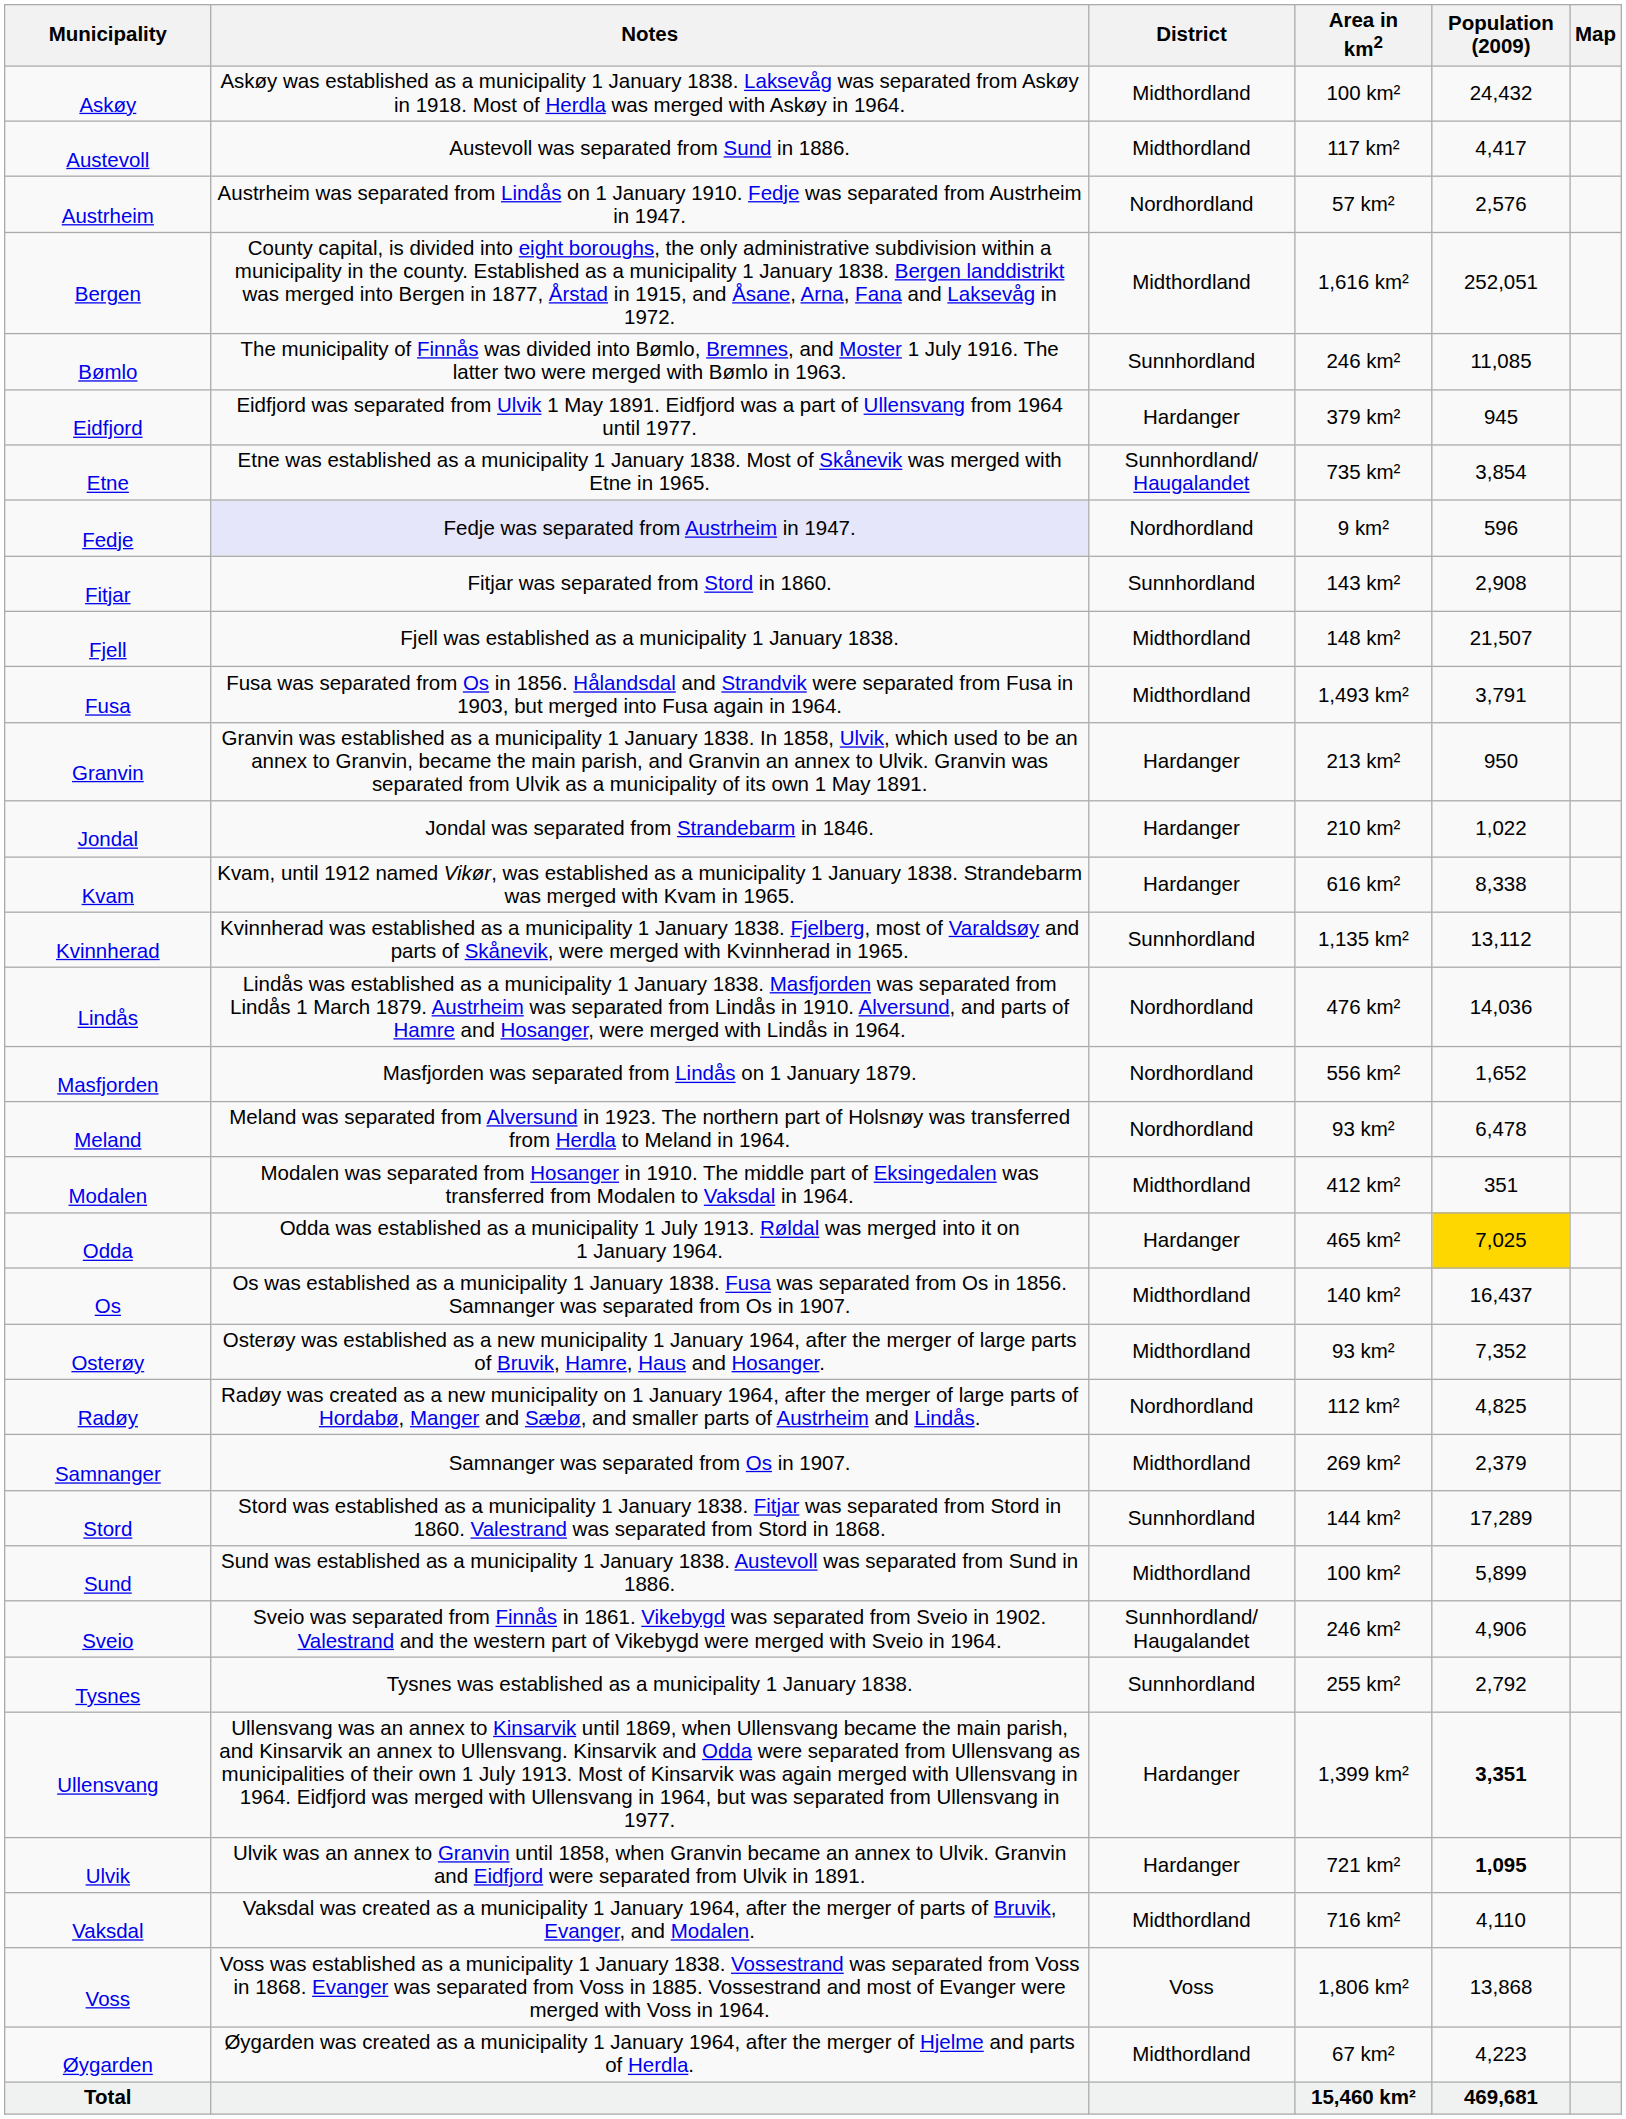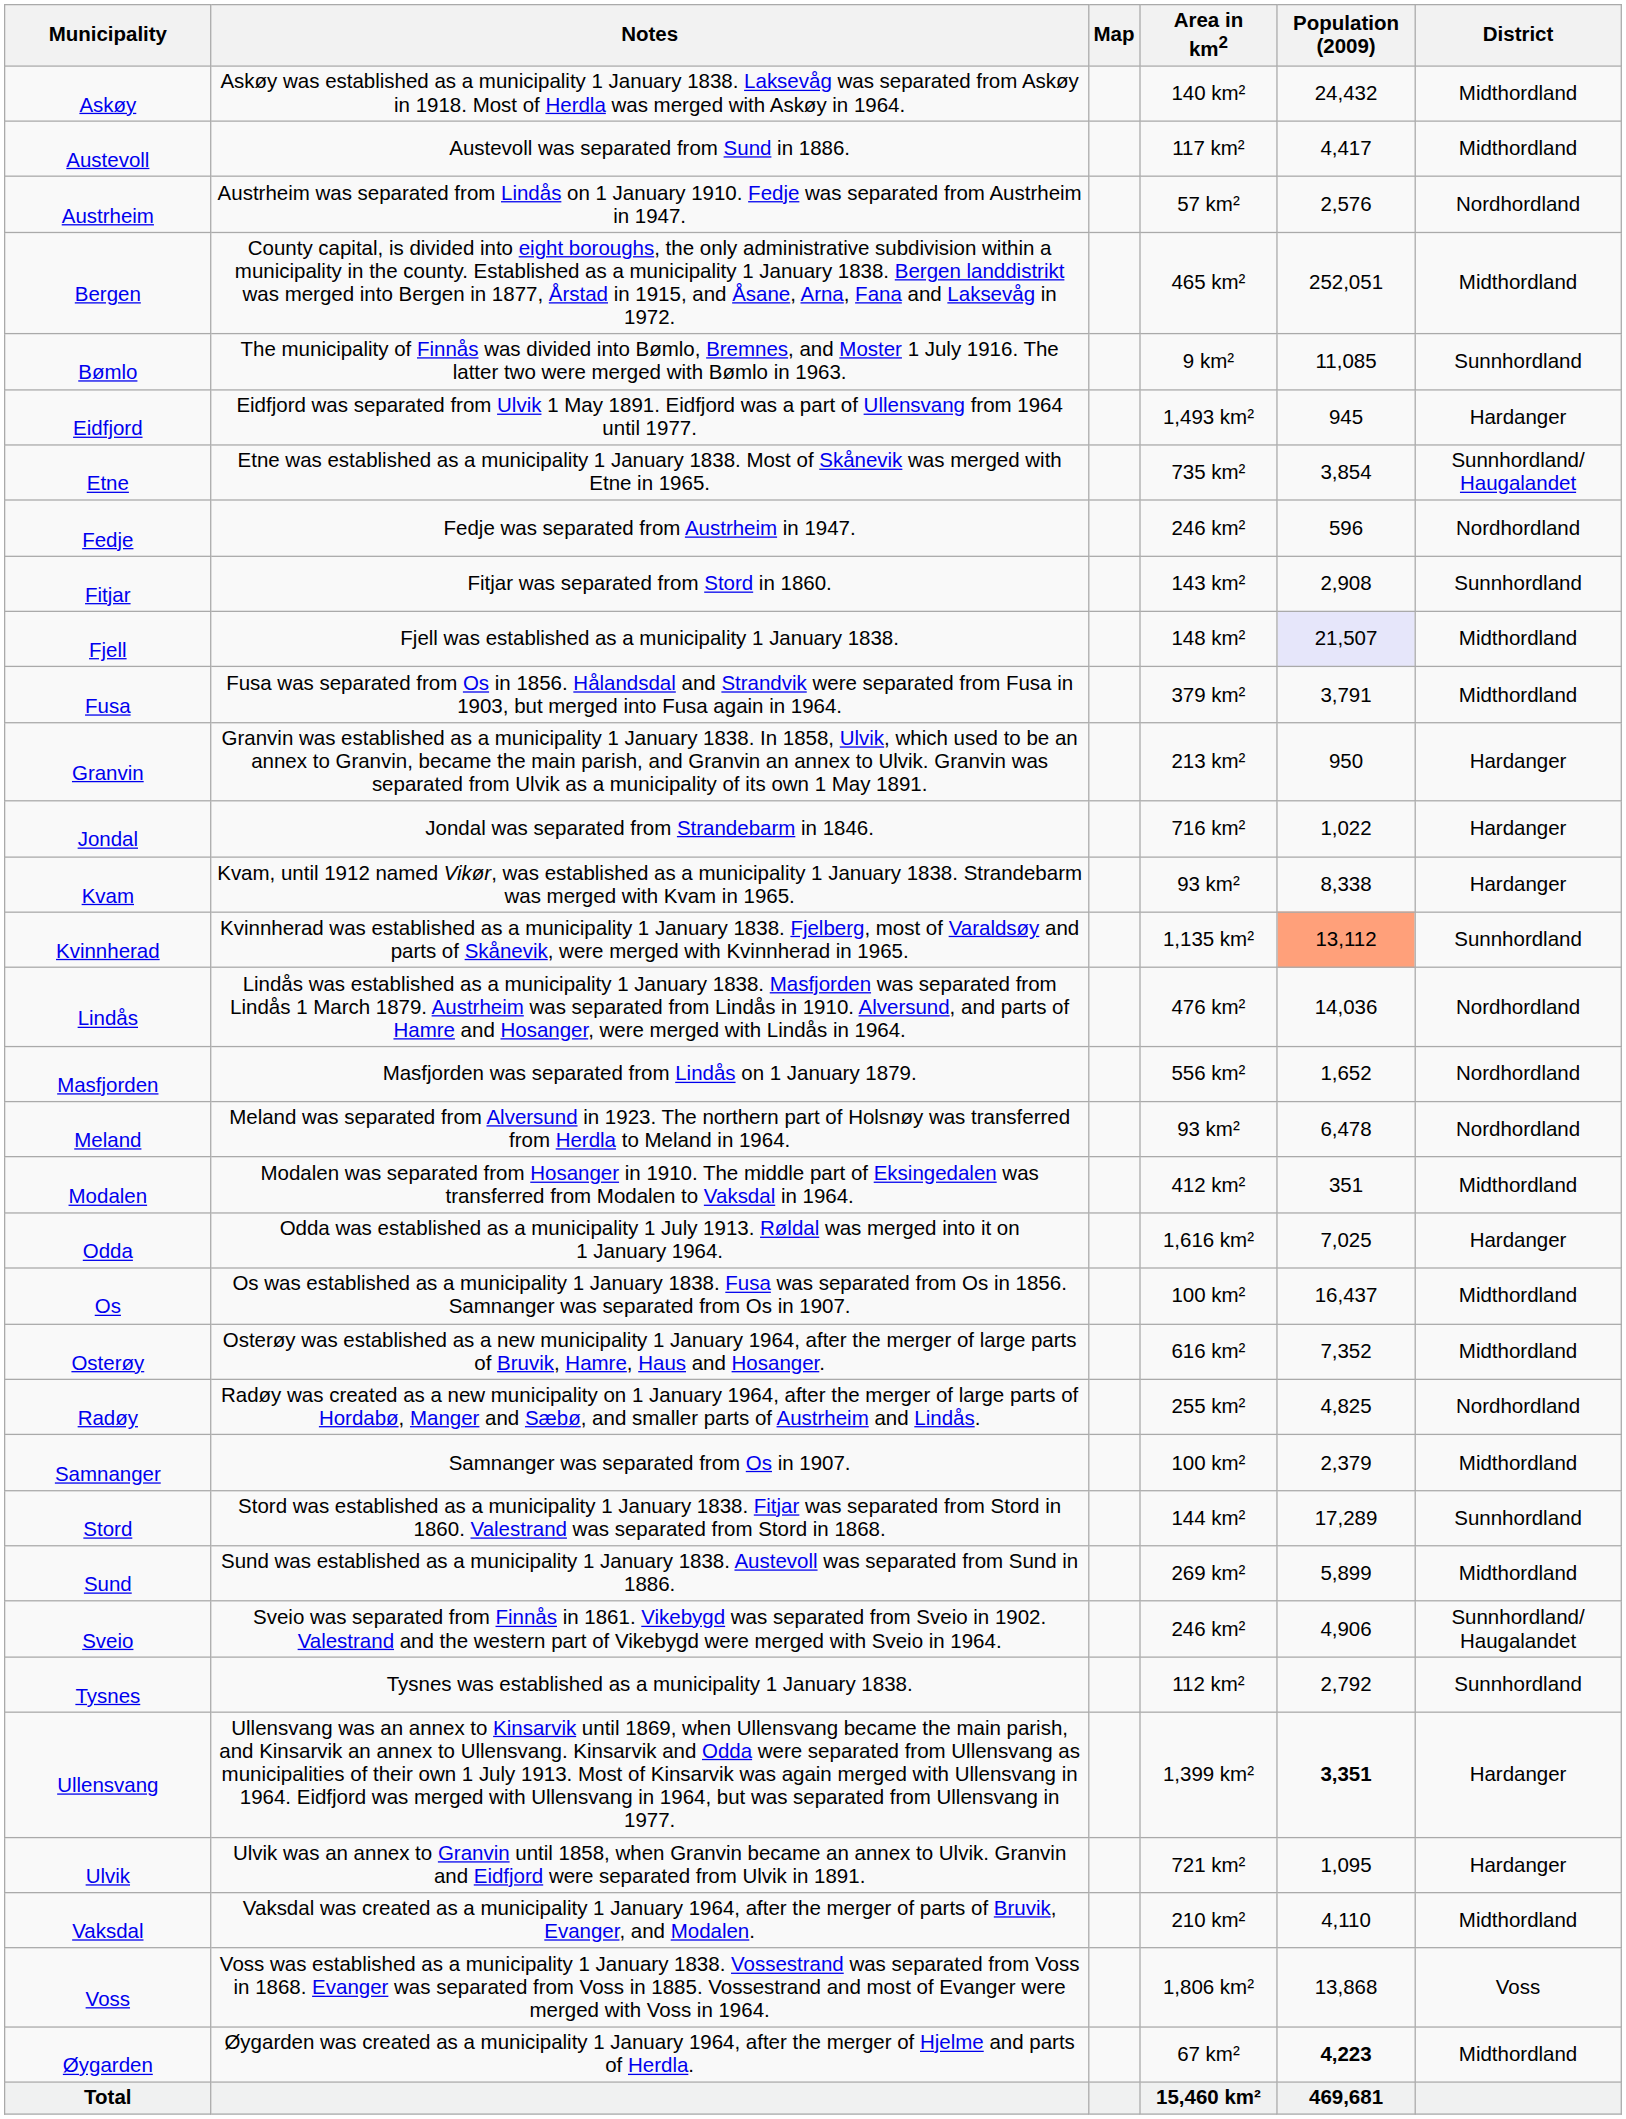columns swapped: (1191, 35) <-> (1596, 35)
(1363, 93) 100 km² -> (1208, 93) 140 km²
(1363, 282) 1,616 km² -> (1208, 282) 465 km²
(1363, 361) 246 km² -> (1208, 361) 9 km²
(1363, 416) 379 km² -> (1208, 416) 1,493 km²
(650, 528) lavender background -> (650, 528) no background
(1363, 528) 9 km² -> (1208, 528) 246 km²
(1501, 639) no background -> (1346, 639) lavender background
(1363, 694) 1,493 km² -> (1208, 694) 379 km²
(1363, 828) 210 km² -> (1208, 828) 716 km²
(1363, 884) 616 km² -> (1208, 884) 93 km²
(1501, 939) no background -> (1346, 939) lightsalmon background
(1363, 1240) 465 km² -> (1208, 1240) 1,616 km²
(1501, 1240) gold background -> (1346, 1240) no background
(1363, 1295) 140 km² -> (1208, 1295) 100 km²
(1363, 1351) 93 km² -> (1208, 1351) 616 km²
(1363, 1406) 112 km² -> (1208, 1406) 255 km²
(1363, 1462) 269 km² -> (1208, 1462) 100 km²
(1363, 1573) 100 km² -> (1208, 1573) 269 km²
(1363, 1684) 255 km² -> (1208, 1684) 112 km²
(1501, 1864) bold -> (1346, 1864) normal
(1363, 1920) 716 km² -> (1208, 1920) 210 km²
(1501, 2054) normal -> (1346, 2054) bold
